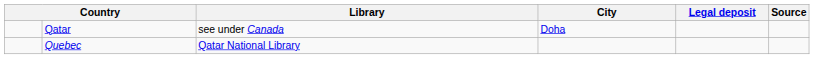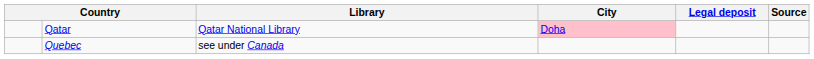(241, 29) see under Canada -> (249, 29) Qatar National Library
(553, 29) no background -> (553, 29) pink background
(249, 45) Qatar National Library -> (241, 45) see under Canada
